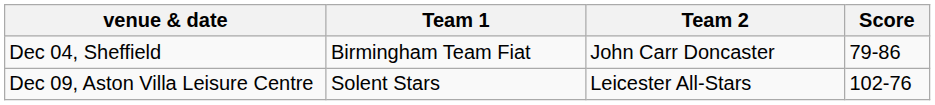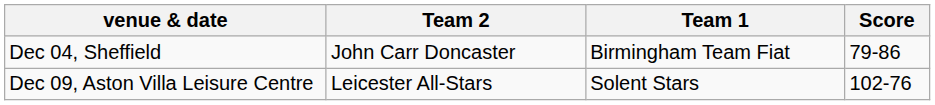columns swapped: (456, 20) <-> (715, 20)
